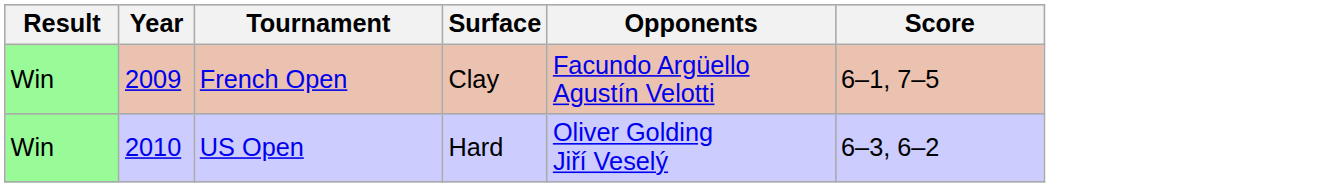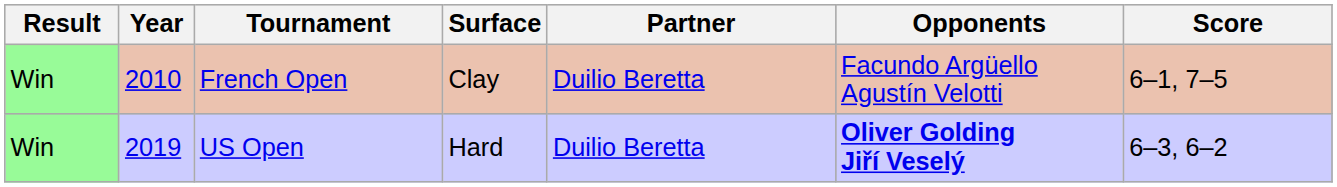+ column: (691, 24)
(153, 78) 2009 -> (153, 78) 2010
(153, 147) 2010 -> (153, 147) 2019
(633, 147) normal -> (928, 147) bold
